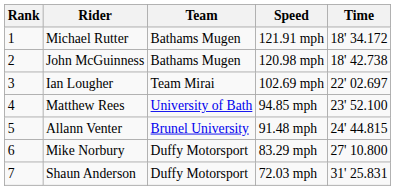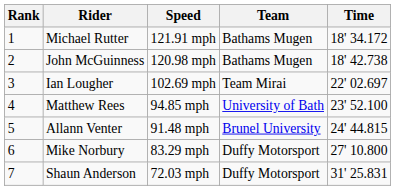columns swapped: (201, 15) <-> (291, 15)
